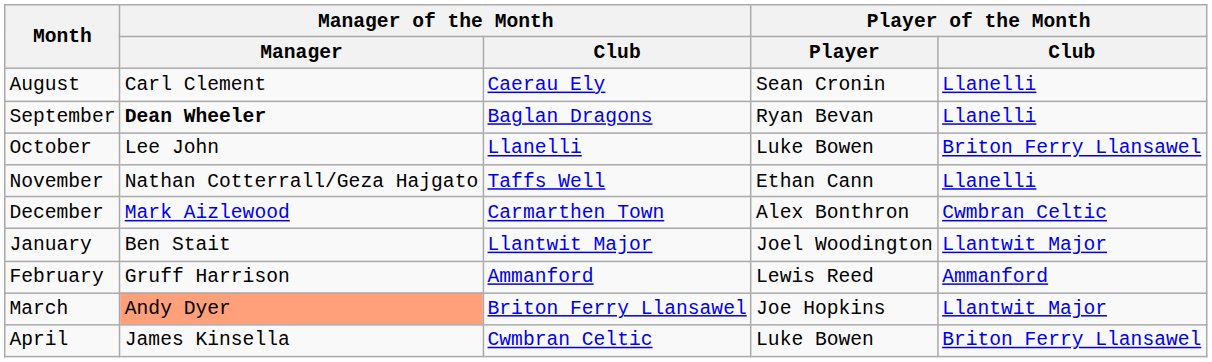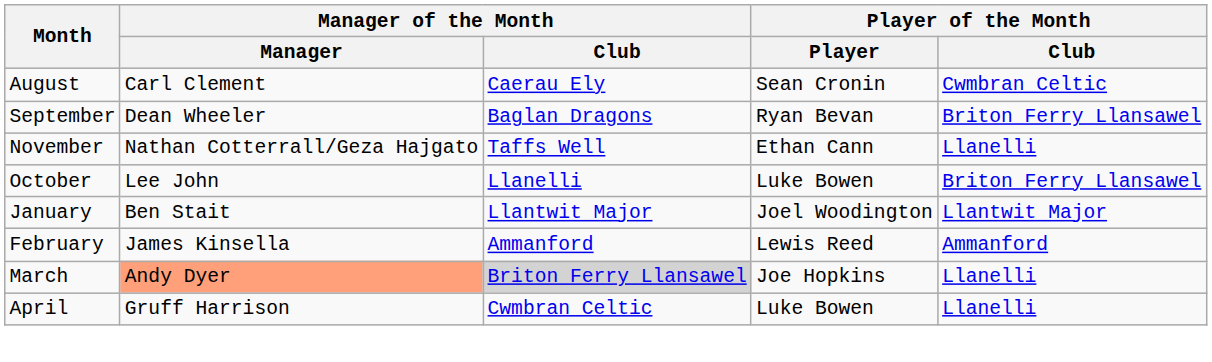(989, 85) Llanelli -> (1025, 85) Cwmbran Celtic
(195, 117) bold -> (195, 117) normal
(989, 117) Llanelli -> (1072, 117) Briton Ferry Llansawel
rows swapped: (51, 149) <-> (57, 181)
- row: (57, 213)
(207, 277) Gruff Harrison -> (207, 245) James Kinsella
(617, 309) no background -> (617, 277) lightgrey background
(1025, 309) Llantwit Major -> (989, 277) Llanelli
(207, 341) James Kinsella -> (207, 309) Gruff Harrison
(1072, 341) Briton Ferry Llansawel -> (989, 309) Llanelli
